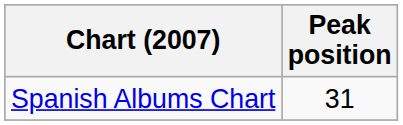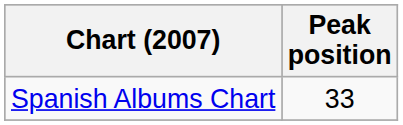(340, 98) 31 -> (340, 98) 33
